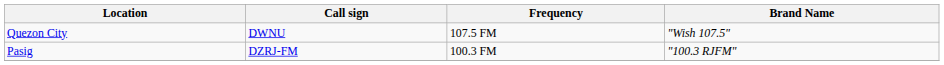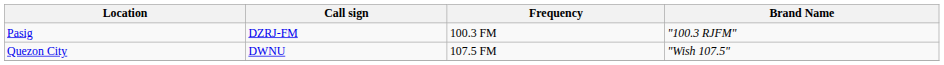rows swapped: (20, 51) <-> (37, 32)
